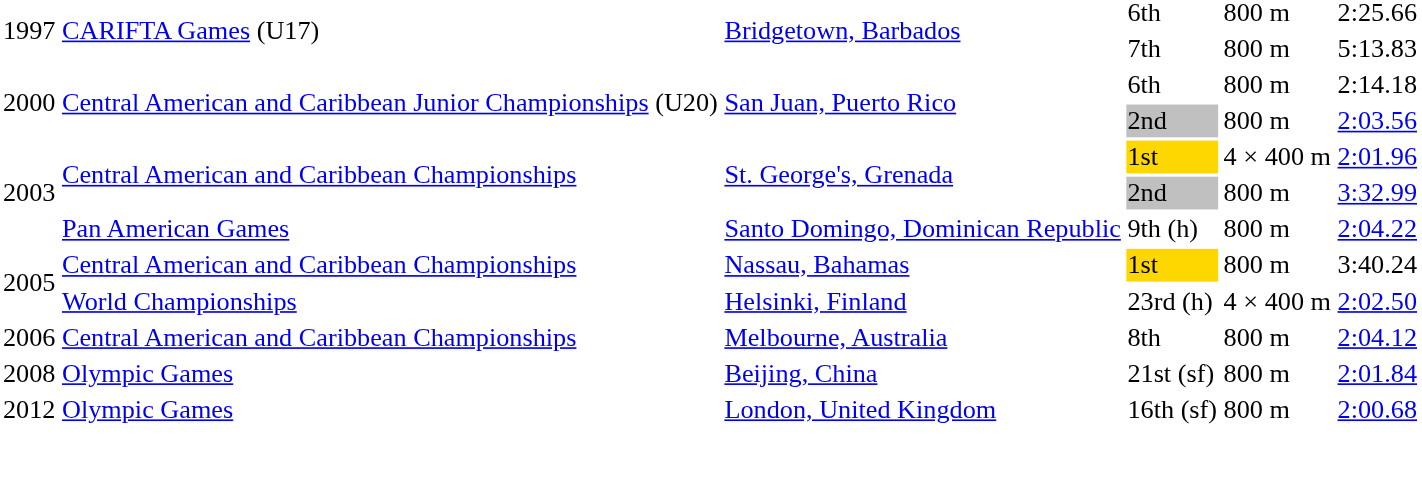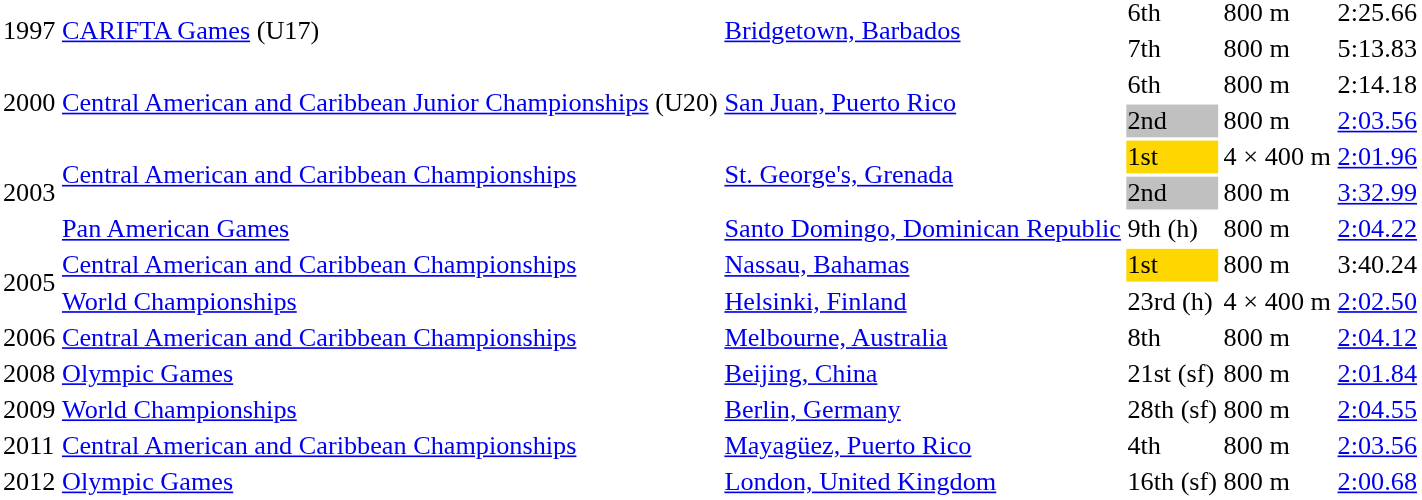+ row: (813, 409)
+ row: (848, 445)
